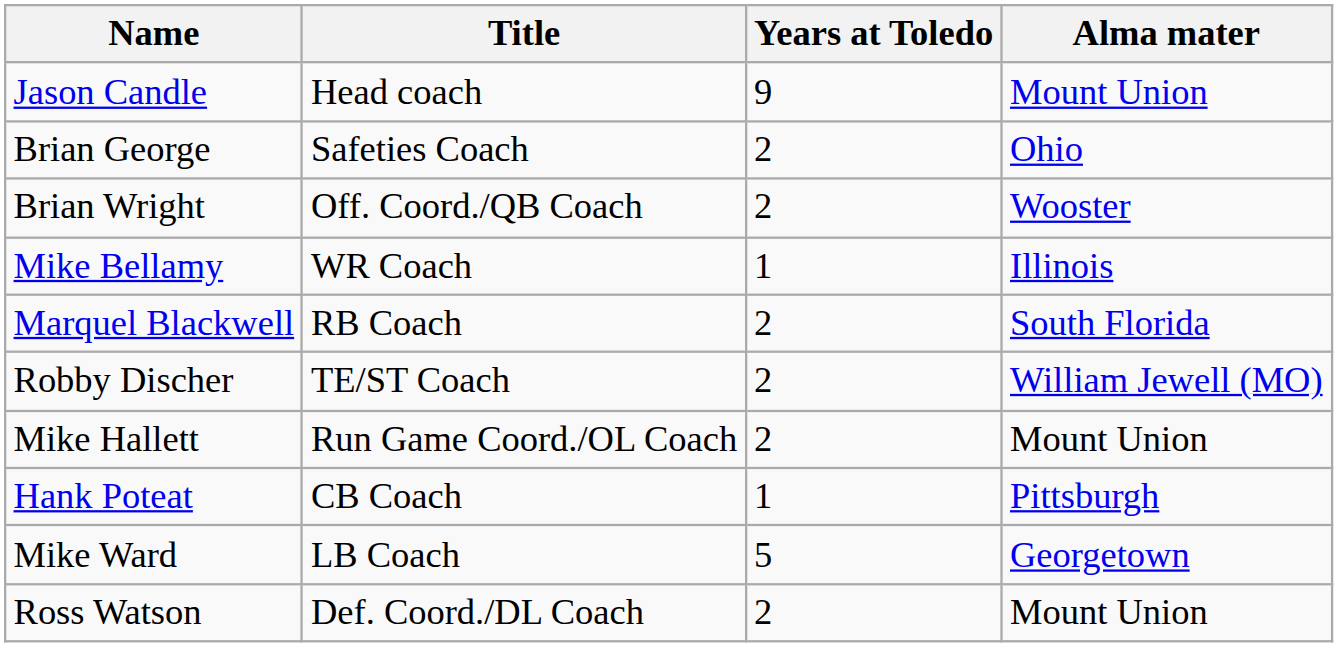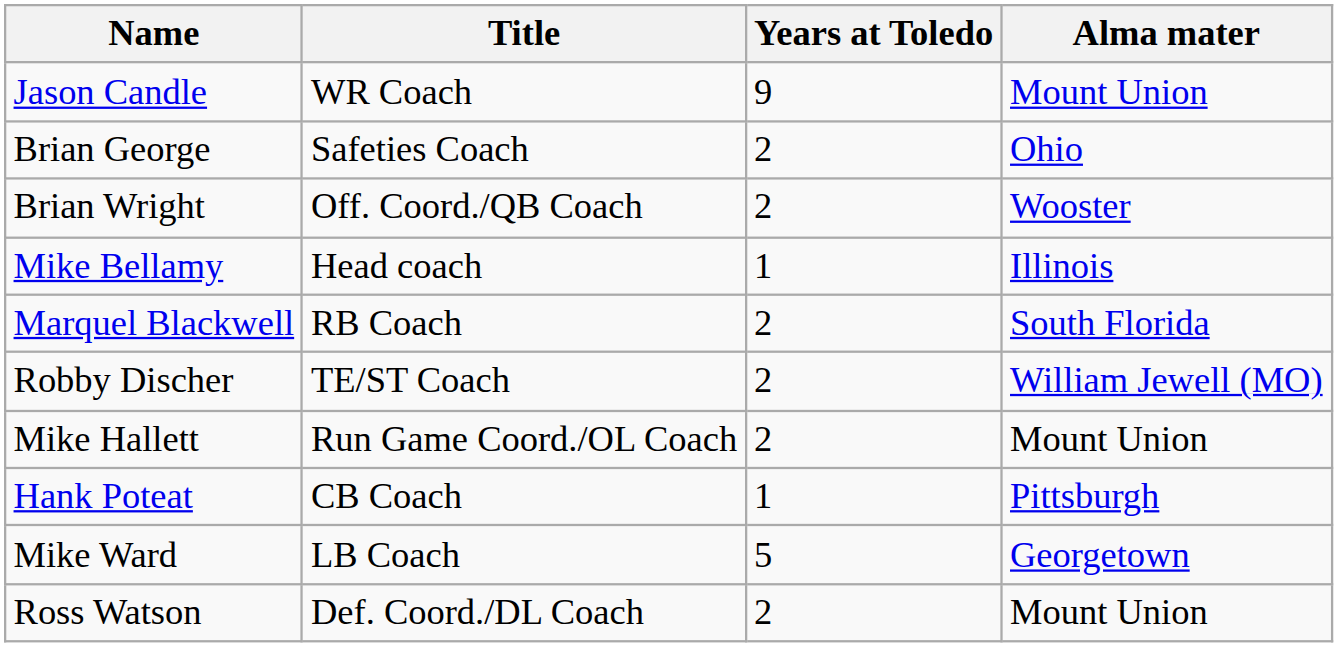(397, 91) Head coach -> (392, 91) WR Coach
(392, 264) WR Coach -> (397, 264) Head coach
